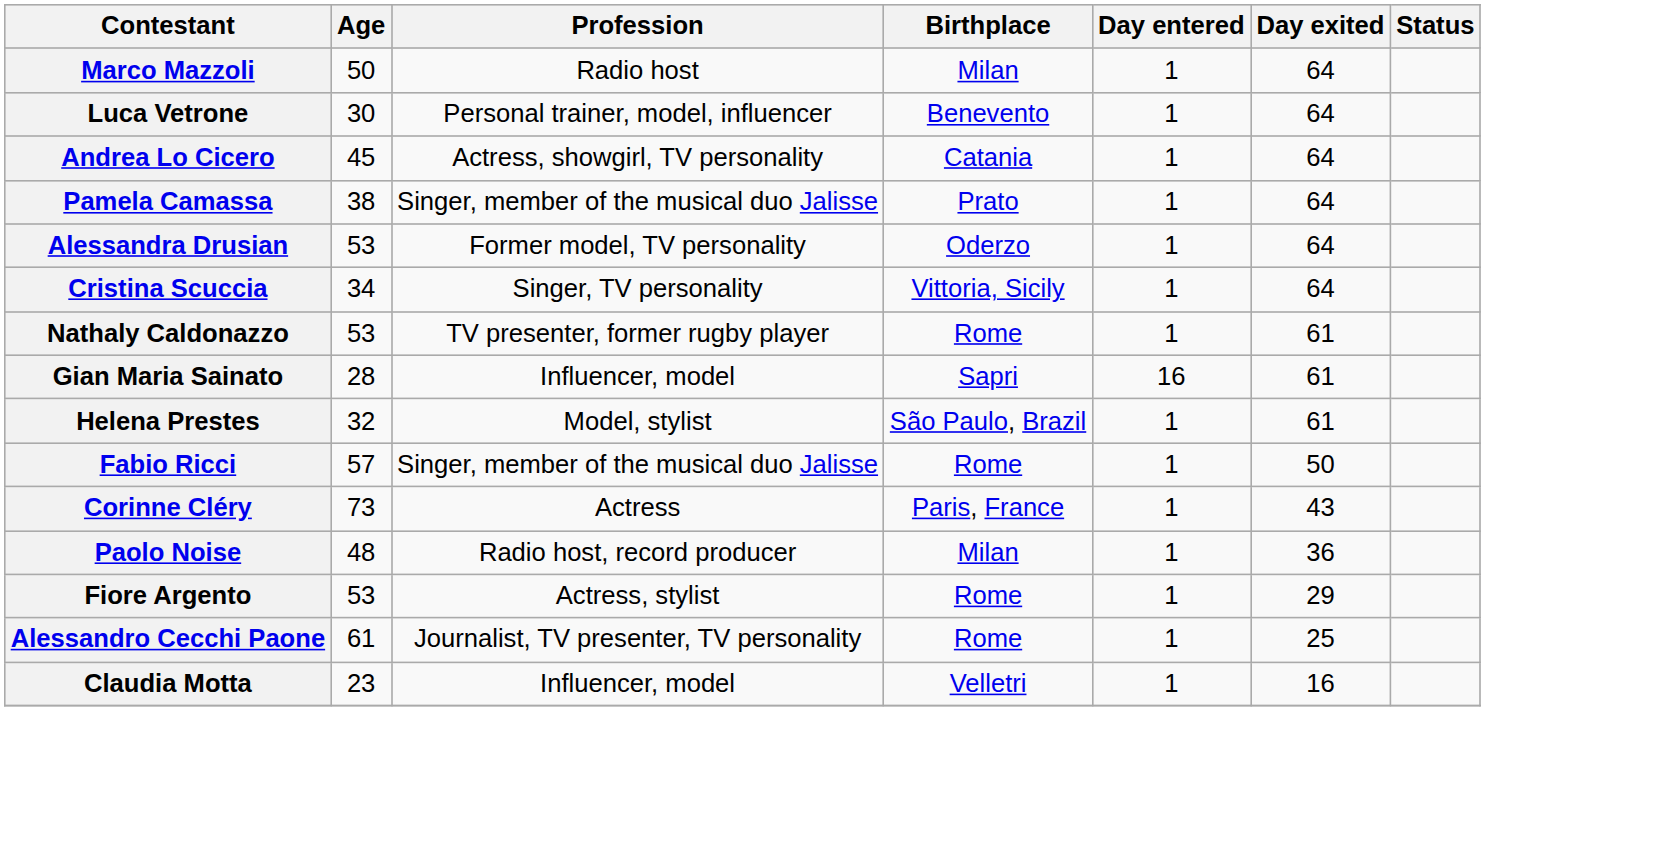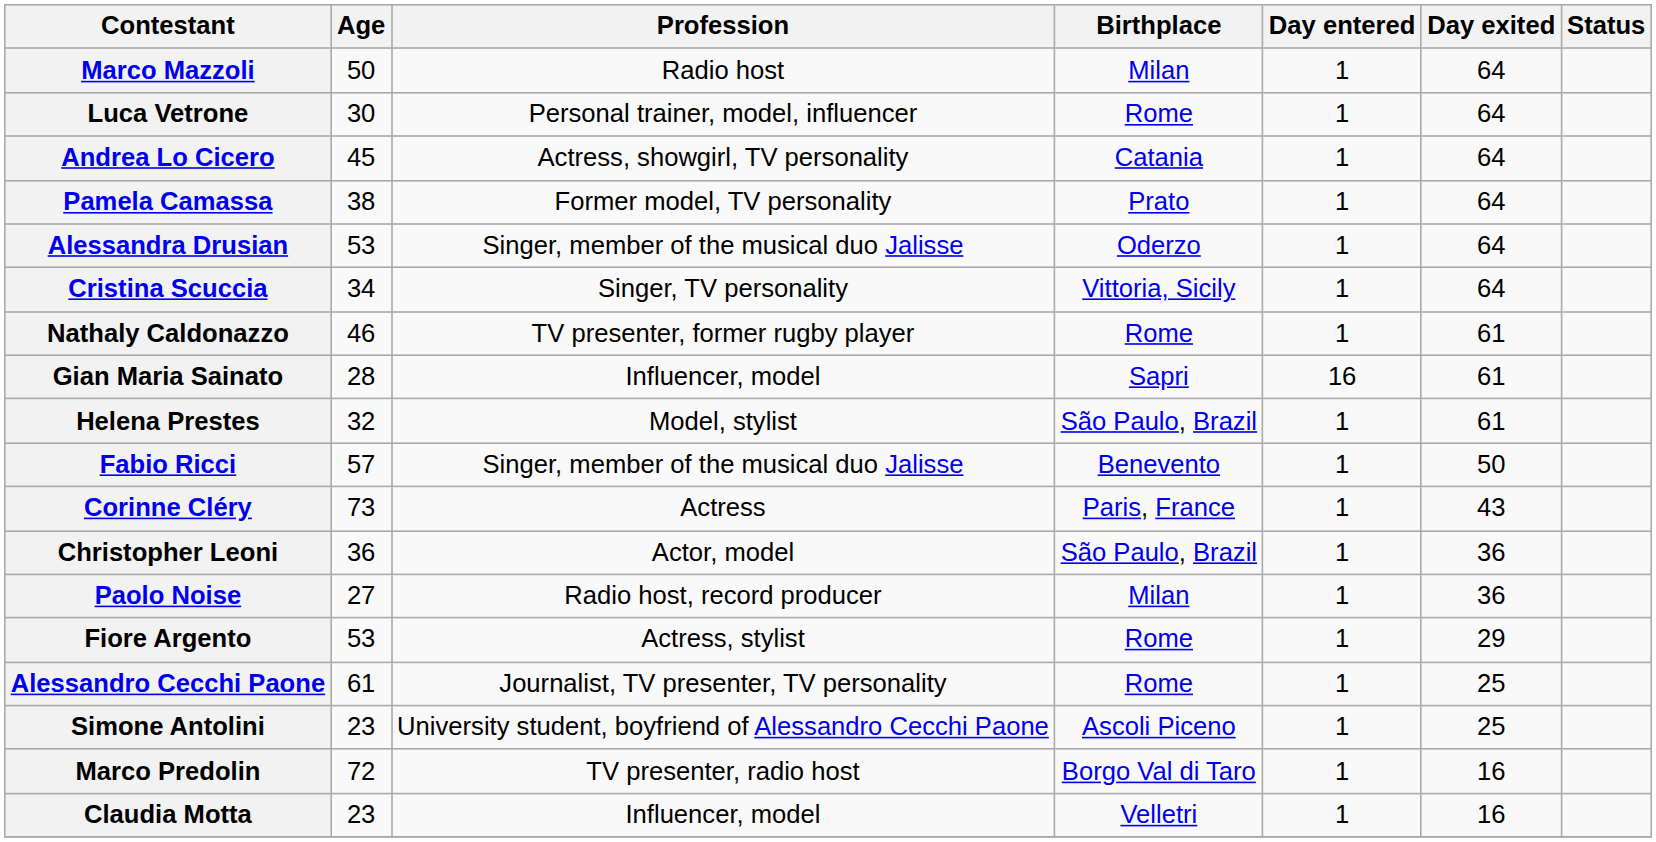(988, 114) Benevento -> (1159, 114) Rome
(638, 201) Singer, member of the musical duo Jalisse -> (723, 201) Former model, TV personality
(638, 245) Former model, TV personality -> (723, 245) Singer, member of the musical duo Jalisse
(361, 332) 53 -> (361, 332) 46
(988, 464) Rome -> (1159, 464) Benevento
+ row: (168, 552)
(361, 552) 48 -> (361, 595) 27
+ row: (168, 727)
+ row: (168, 771)
